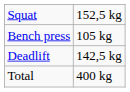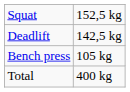rows swapped: (39, 35) <-> (29, 55)
